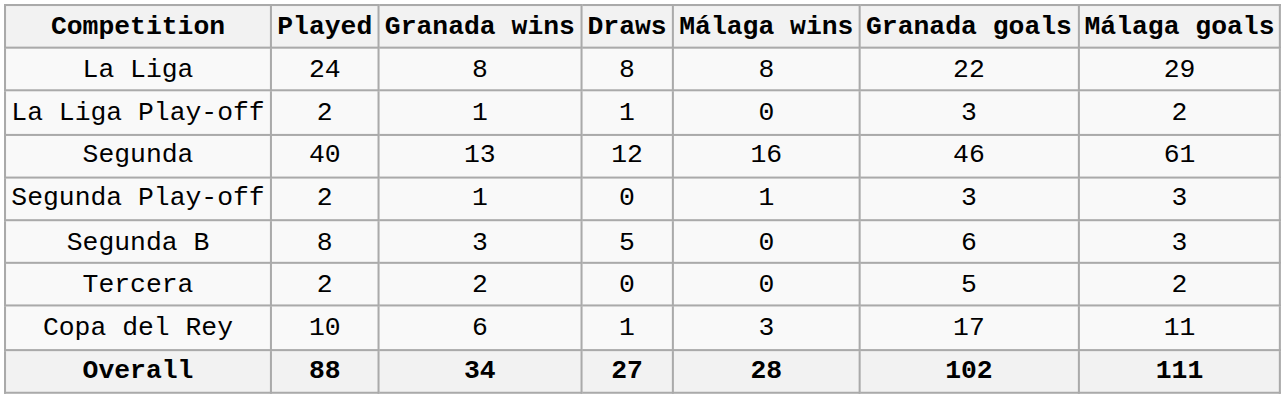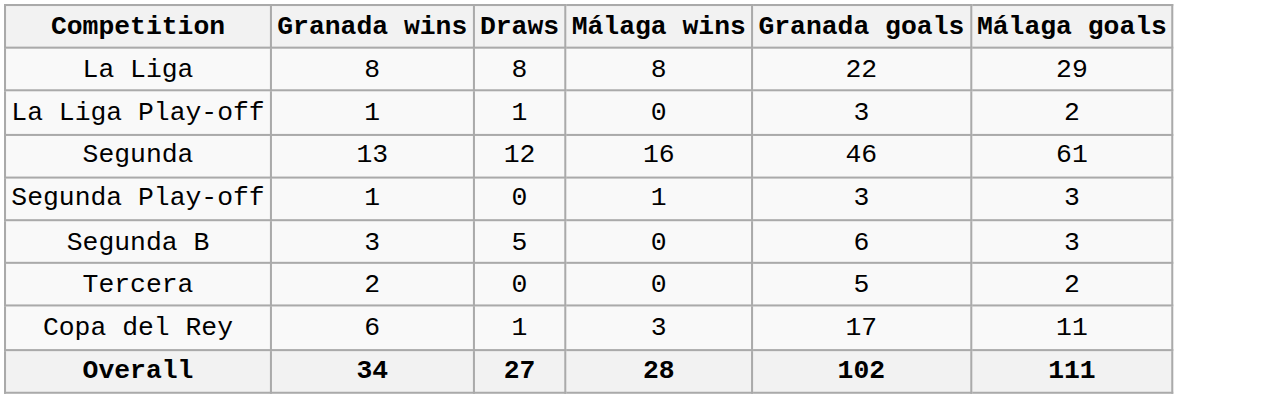- column: (325, 27)
